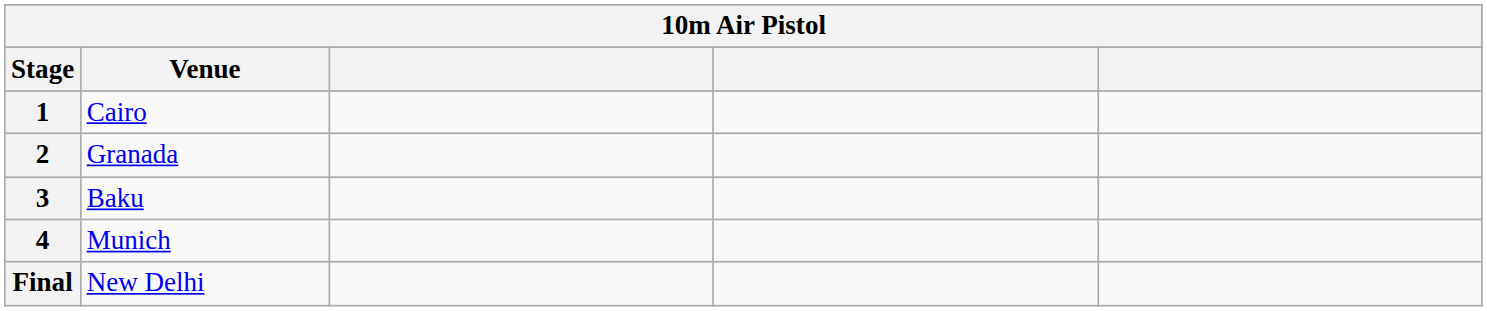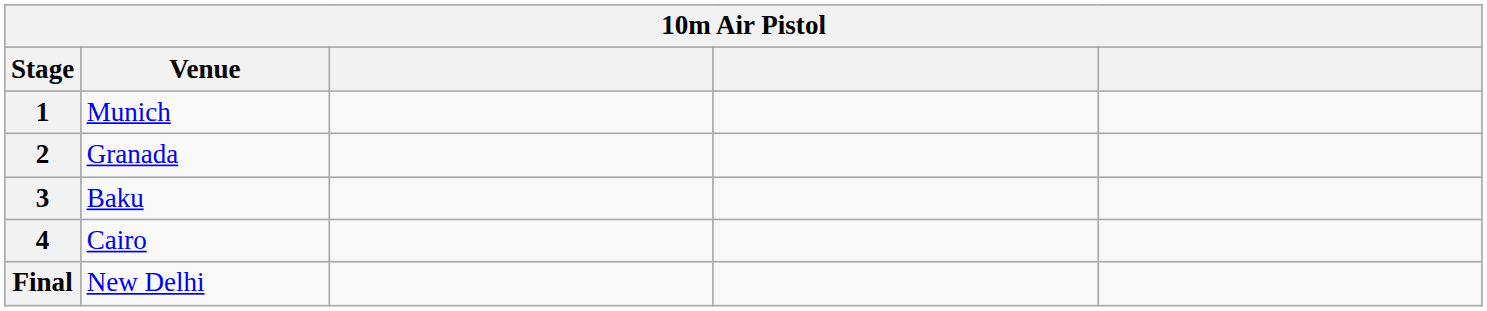(117, 111) Cairo -> (129, 111) Munich
(129, 240) Munich -> (117, 240) Cairo
